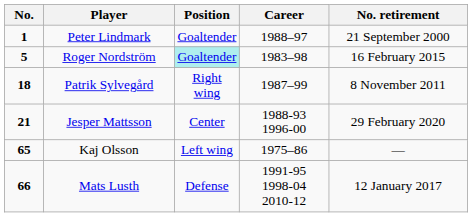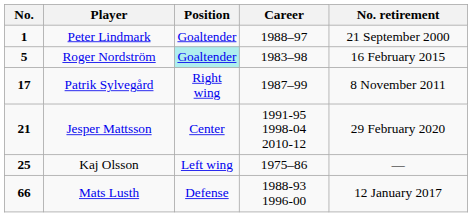(24, 85) 18 -> (24, 85) 17
(284, 121) 1988-93 1996-00 -> (284, 129) 1991-95 1998-04 2010-12
(24, 150) 65 -> (24, 165) 25
(284, 186) 1991-95 1998-04 2010-12 -> (284, 193) 1988-93 1996-00
